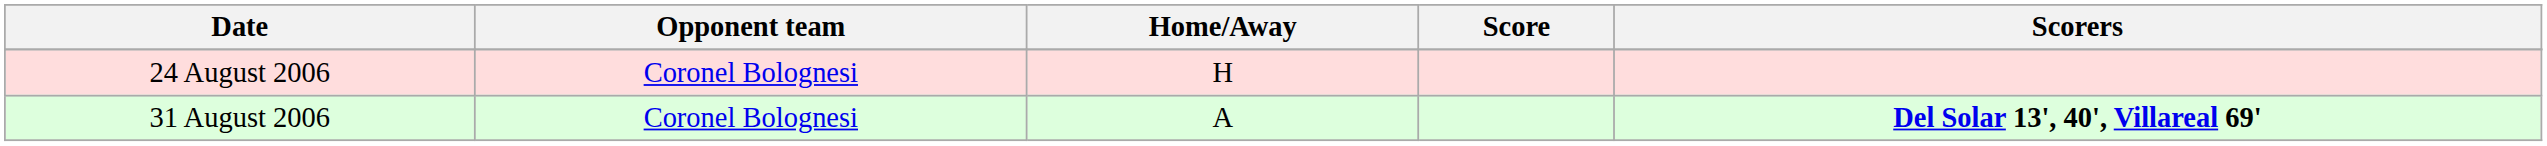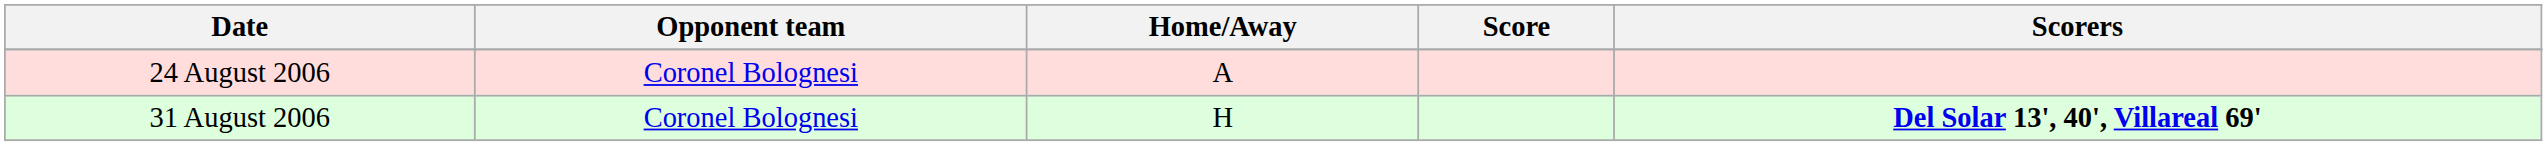(1223, 72) H -> (1223, 72) A
(1223, 117) A -> (1223, 117) H
